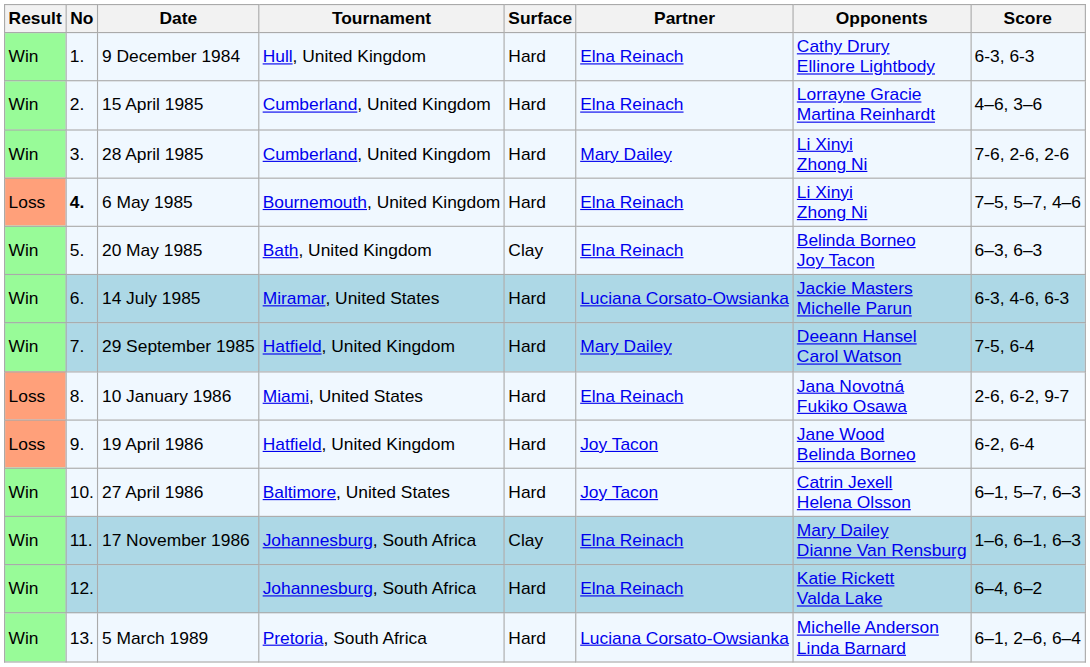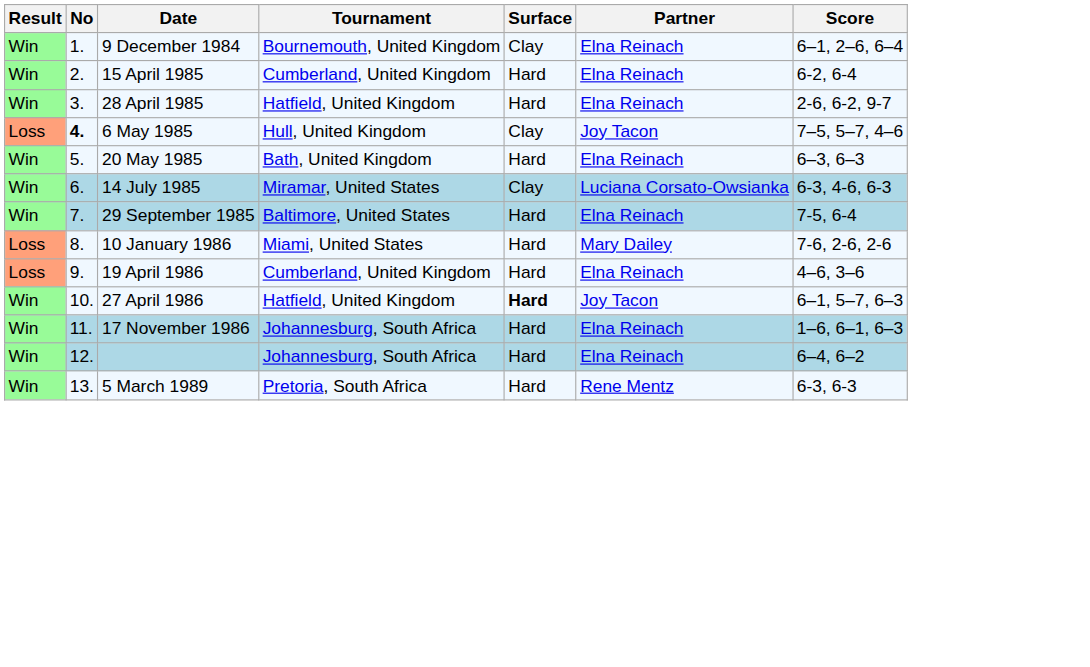- column: (882, 18)
(344, 56) Hull, United Kingdom -> (381, 46) Bournemouth, United Kingdom
(527, 56) Hard -> (526, 46) Clay
(1005, 56) 6-3, 6-3 -> (850, 46) 6–1, 2–6, 6–4
(1008, 104) 4–6, 3–6 -> (827, 74) 6-2, 6-4
(377, 153) Cumberland, United Kingdom -> (359, 102) Hatfield, United Kingdom
(626, 153) Mary Dailey -> (632, 102) Elna Reinach
(1022, 153) 7-6, 2-6, 2-6 -> (844, 102) 2-6, 6-2, 9-7
(381, 201) Bournemouth, United Kingdom -> (344, 130) Hull, United Kingdom
(527, 201) Hard -> (526, 130) Clay
(632, 201) Elna Reinach -> (619, 130) Joy Tacon
(526, 249) Clay -> (527, 159) Hard
(527, 298) Hard -> (526, 187) Clay
(359, 346) Hatfield, United Kingdom -> (356, 215) Baltimore, United States
(626, 346) Mary Dailey -> (632, 215) Elna Reinach
(632, 395) Elna Reinach -> (626, 243) Mary Dailey
(1022, 395) 2-6, 6-2, 9-7 -> (844, 243) 7-6, 2-6, 2-6
(359, 443) Hatfield, United Kingdom -> (377, 272) Cumberland, United Kingdom
(619, 443) Joy Tacon -> (632, 272) Elna Reinach
(1005, 443) 6-2, 6-4 -> (831, 272) 4–6, 3–6
(356, 491) Baltimore, United States -> (359, 300) Hatfield, United Kingdom
(527, 491) normal -> (528, 300) bold
(526, 540) Clay -> (527, 328) Hard
(684, 636) Luciana Corsato-Owsianka -> (627, 384) Rene Mentz
(1028, 636) 6–1, 2–6, 6–4 -> (827, 384) 6-3, 6-3
